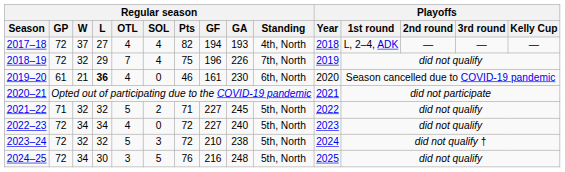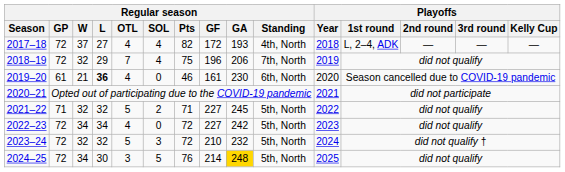(213, 45) 194 -> (213, 45) 172
(240, 61) 226 -> (240, 61) 206
(240, 126) 240 -> (240, 126) 242
(240, 142) 238 -> (240, 142) 232
(213, 158) 216 -> (213, 158) 214
(240, 158) no background -> (240, 158) gold background
